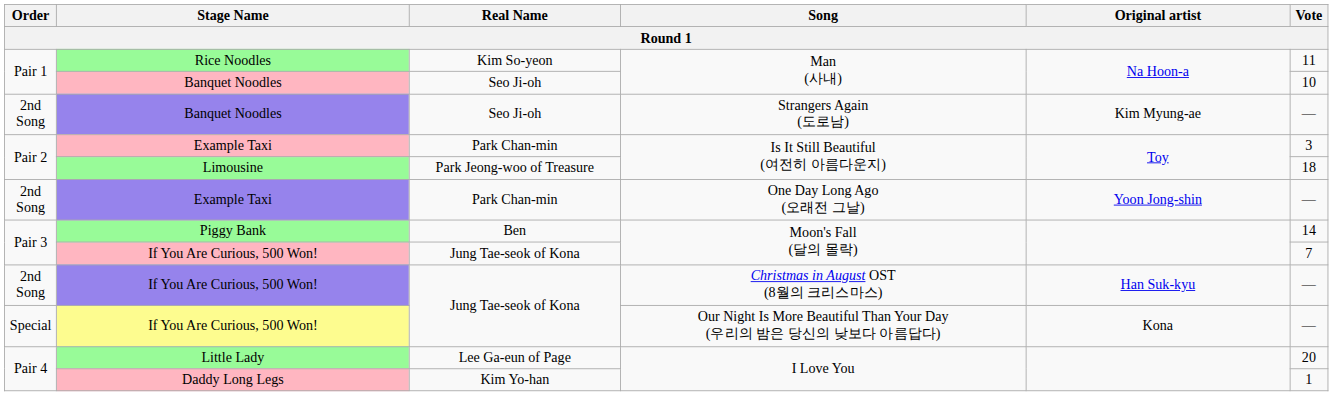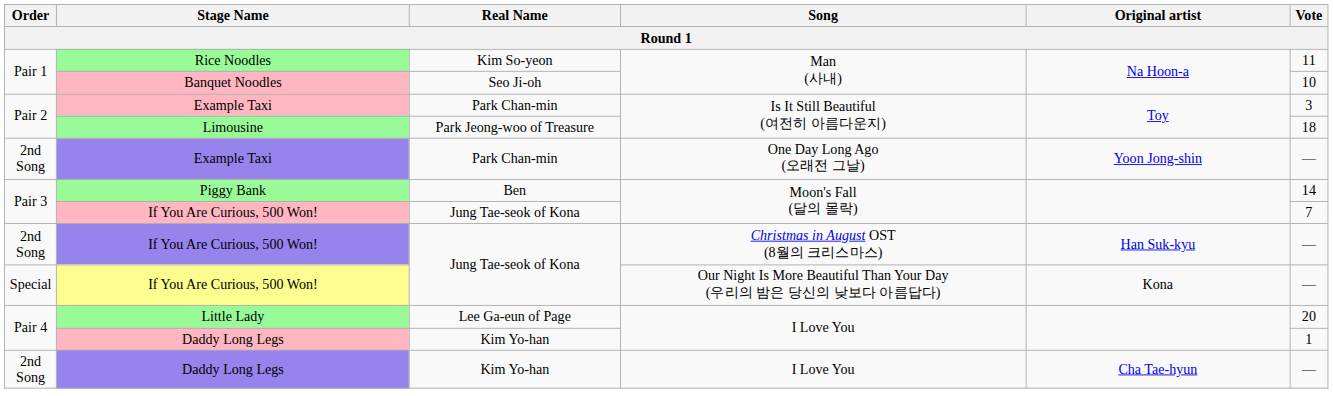- row: (31, 114)
+ row: (31, 369)
